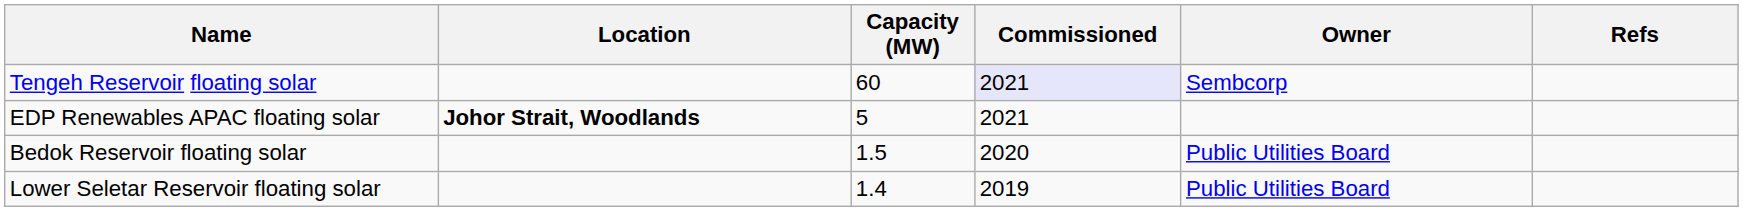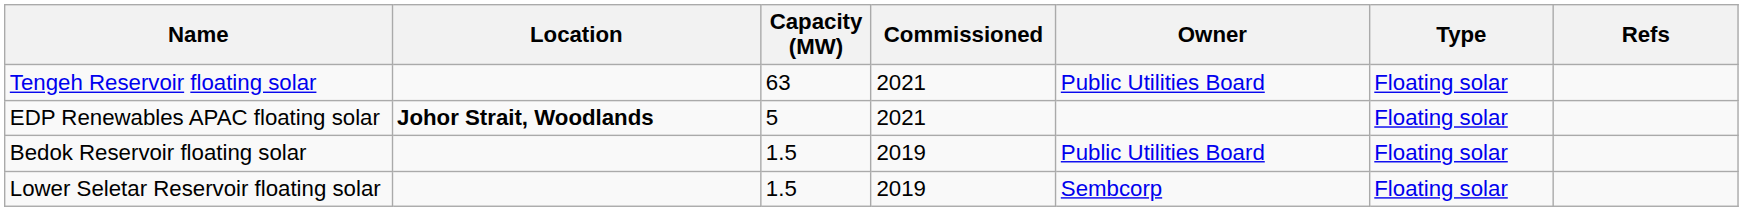+ column: (1461, 34)
(868, 82) 60 -> (778, 82) 63
(1004, 82) lavender background -> (901, 82) no background
(1237, 82) Sembcorp -> (1163, 82) Public Utilities Board
(1004, 152) 2020 -> (901, 152) 2019
(871, 188) 1.4 -> (781, 188) 1.5
(1288, 188) Public Utilities Board -> (1111, 188) Sembcorp
